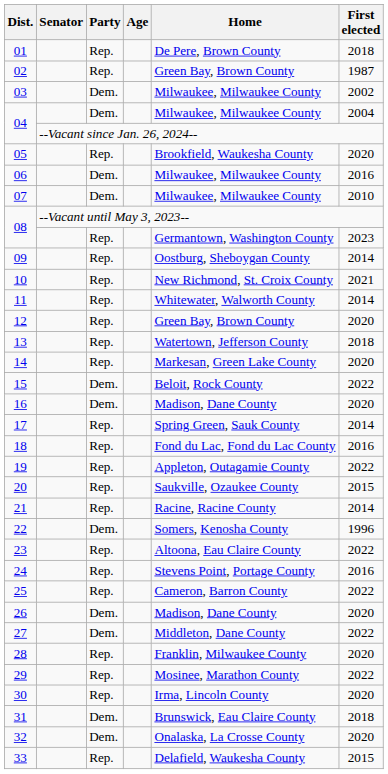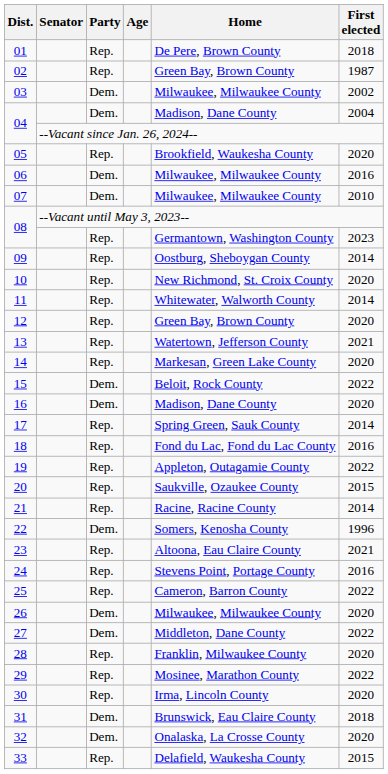(238, 112) Milwaukee, Milwaukee County -> (215, 112) Madison, Dane County
(361, 279) 2021 -> (361, 279) 2020
(361, 341) 2018 -> (361, 341) 2021
(361, 549) 2022 -> (361, 549) 2021
(215, 612) Madison, Dane County -> (238, 612) Milwaukee, Milwaukee County
